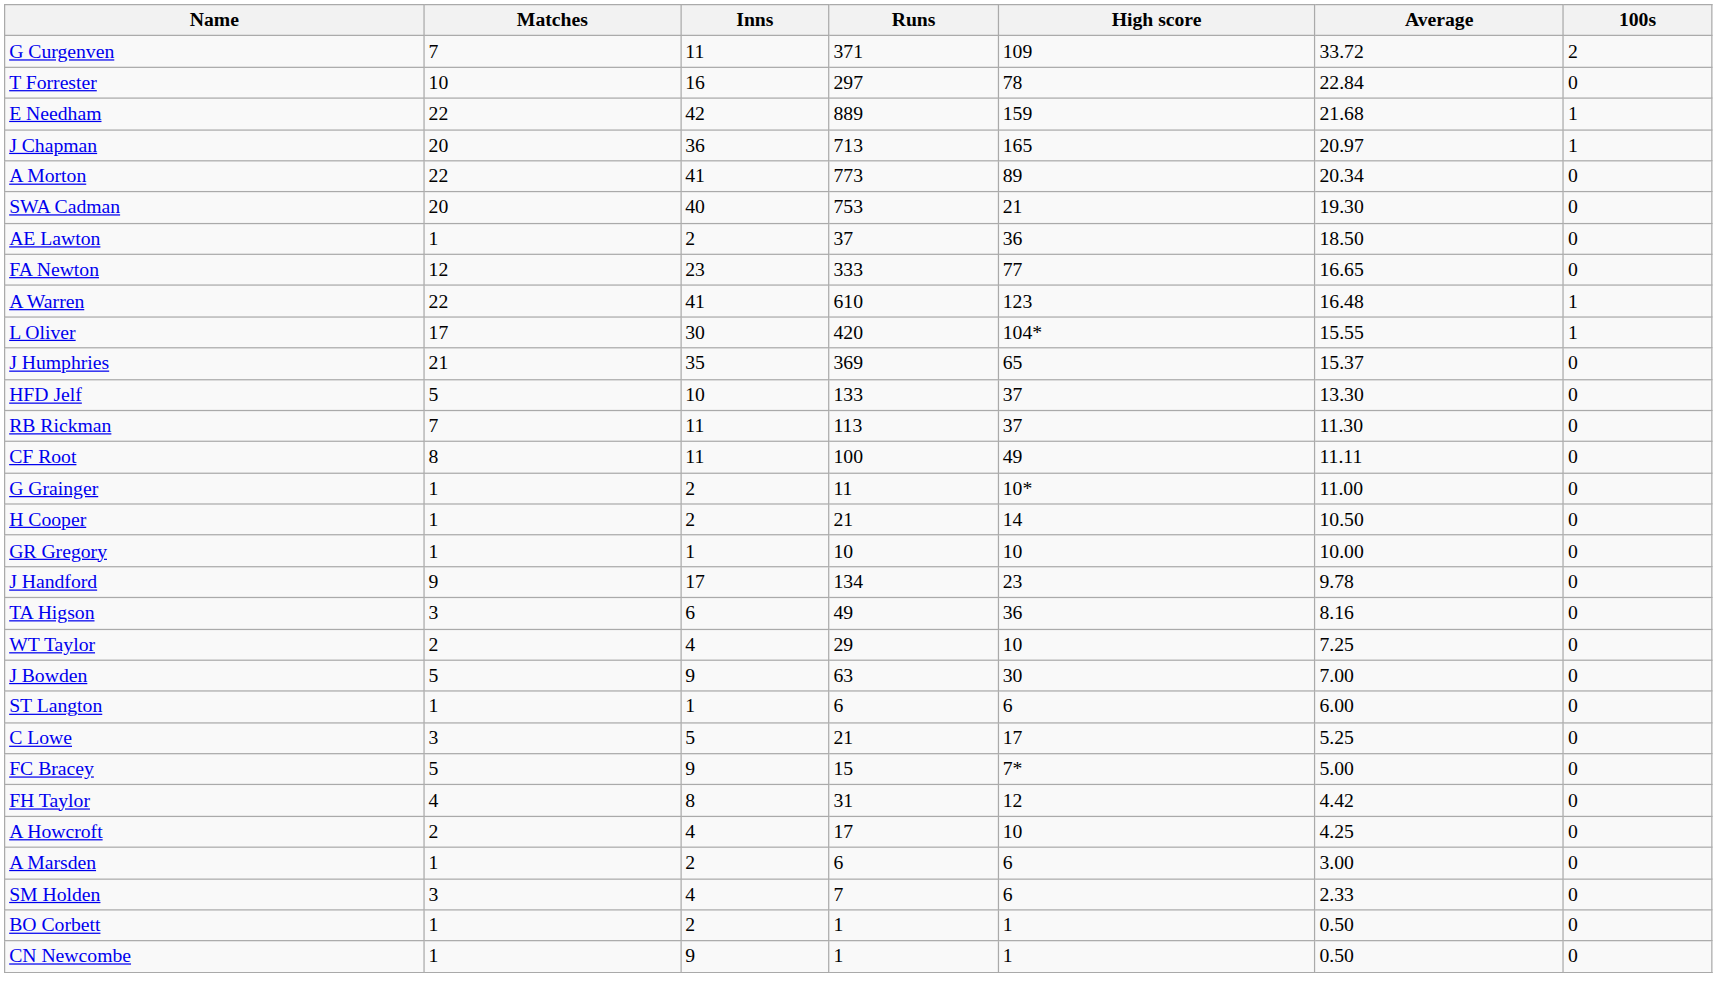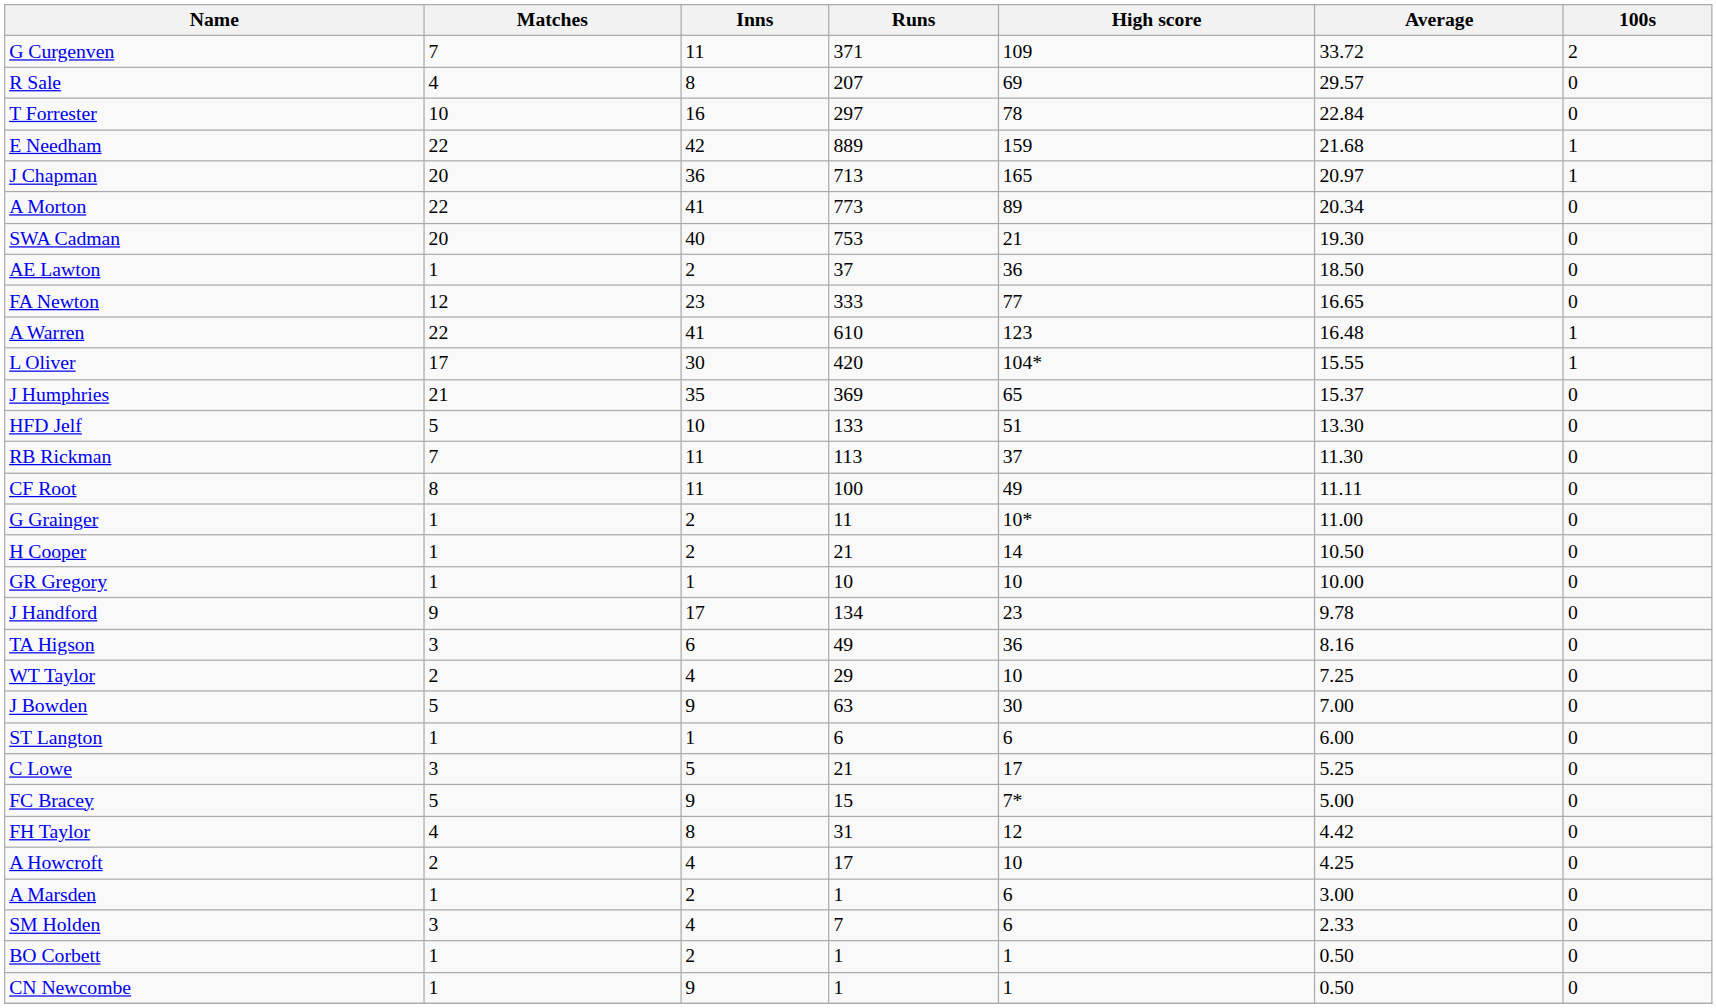+ row: (35, 82)
(1013, 394) 37 -> (1013, 425) 51
(838, 862) 6 -> (838, 894) 1
